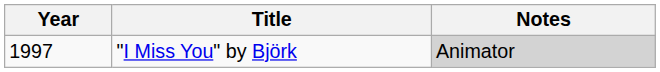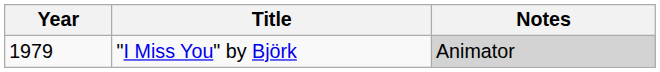(31, 51) 1997 -> (31, 51) 1979
